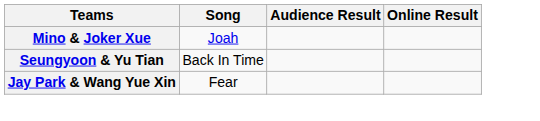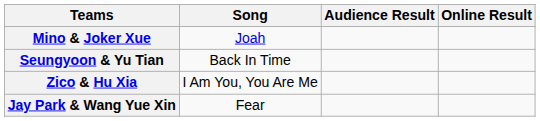+ row: (92, 82)
